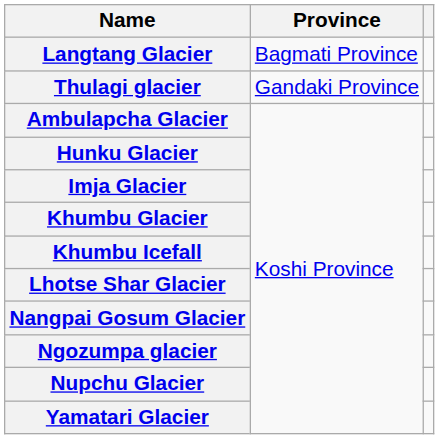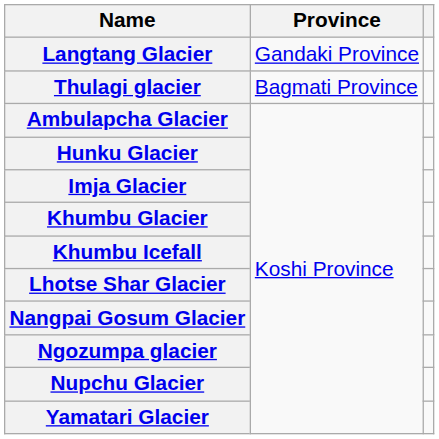(336, 53) Bagmati Province -> (337, 53) Gandaki Province
(337, 86) Gandaki Province -> (336, 86) Bagmati Province
